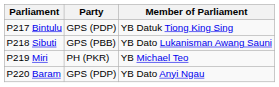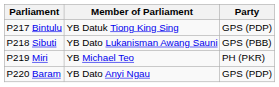columns swapped: (196, 12) <-> (91, 12)
